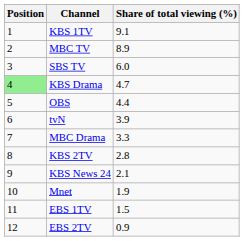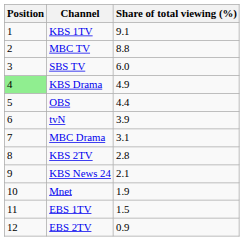(123, 49) 8.9 -> (123, 49) 8.8
(123, 85) 4.7 -> (123, 85) 4.9
(123, 138) 3.3 -> (123, 138) 3.1
